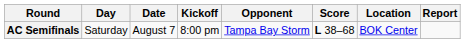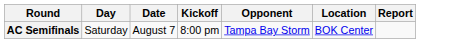- column: (335, 13)
